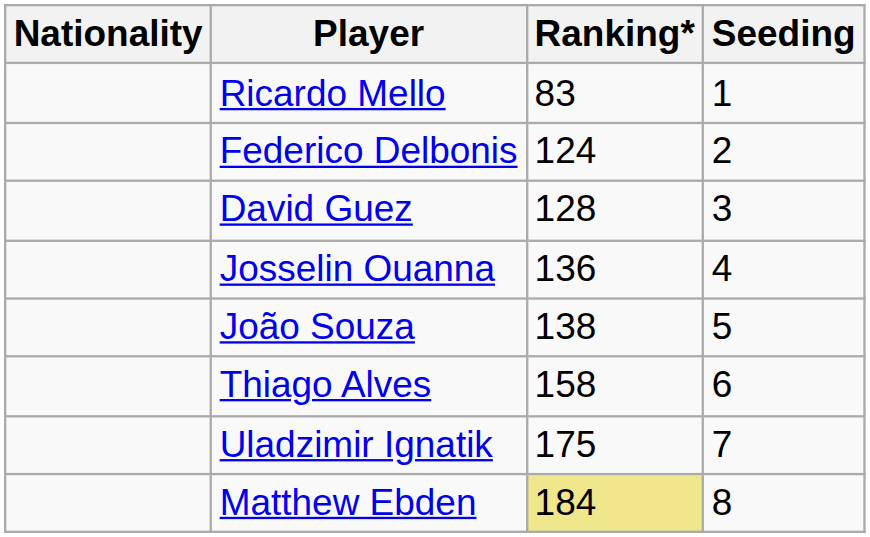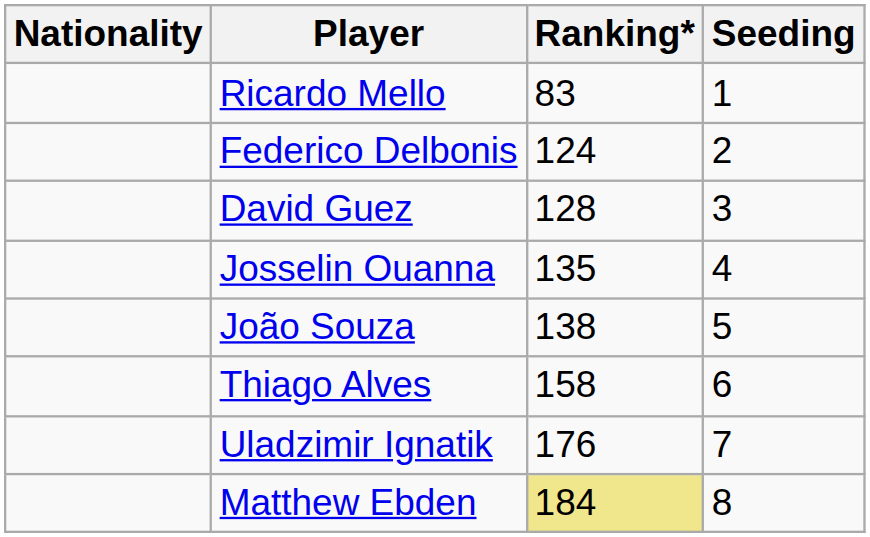(565, 268) 136 -> (565, 268) 135
(565, 444) 175 -> (565, 444) 176
